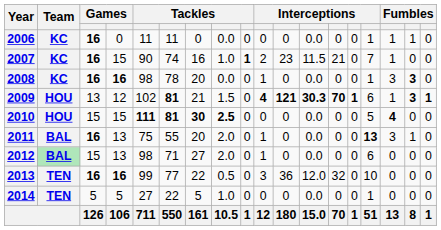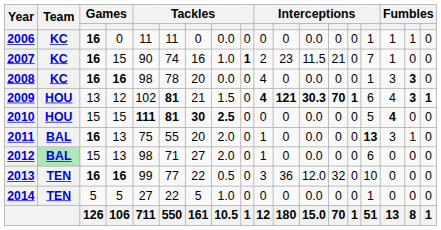(263, 78) 1 -> (263, 78) 4
(392, 98) 1 -> (392, 98) 4
